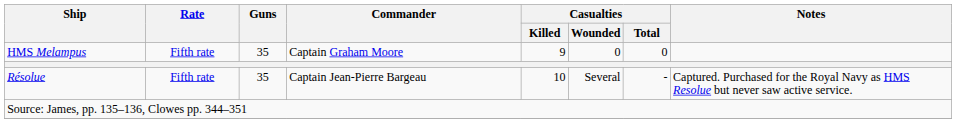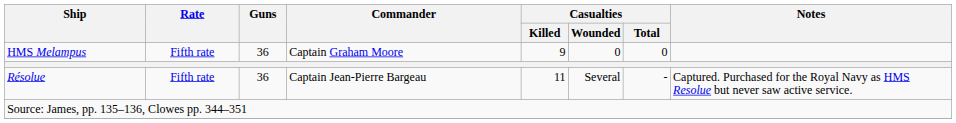(263, 52) 35 -> (263, 52) 36
(263, 76) 35 -> (263, 76) 36
(560, 76) 10 -> (560, 76) 11
